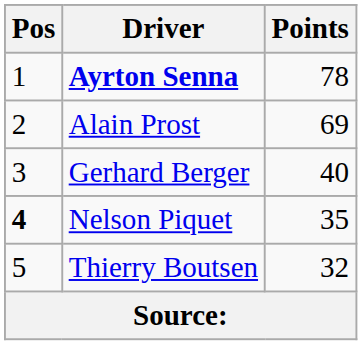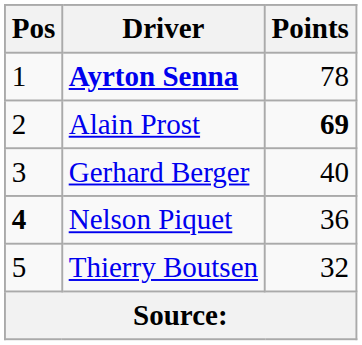(334, 124) normal -> (334, 124) bold
(334, 220) 35 -> (334, 220) 36
